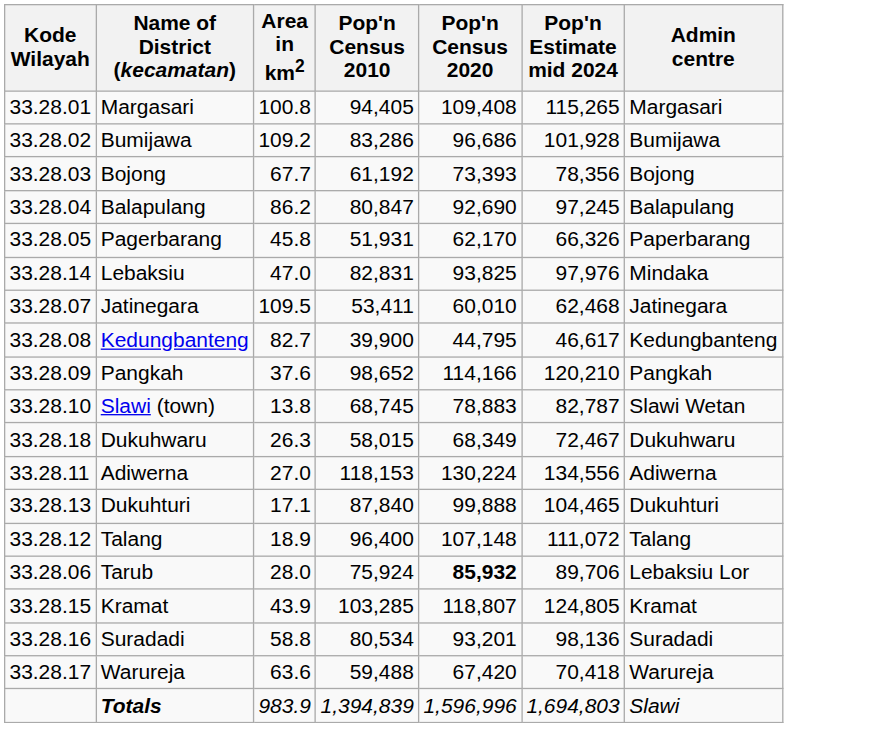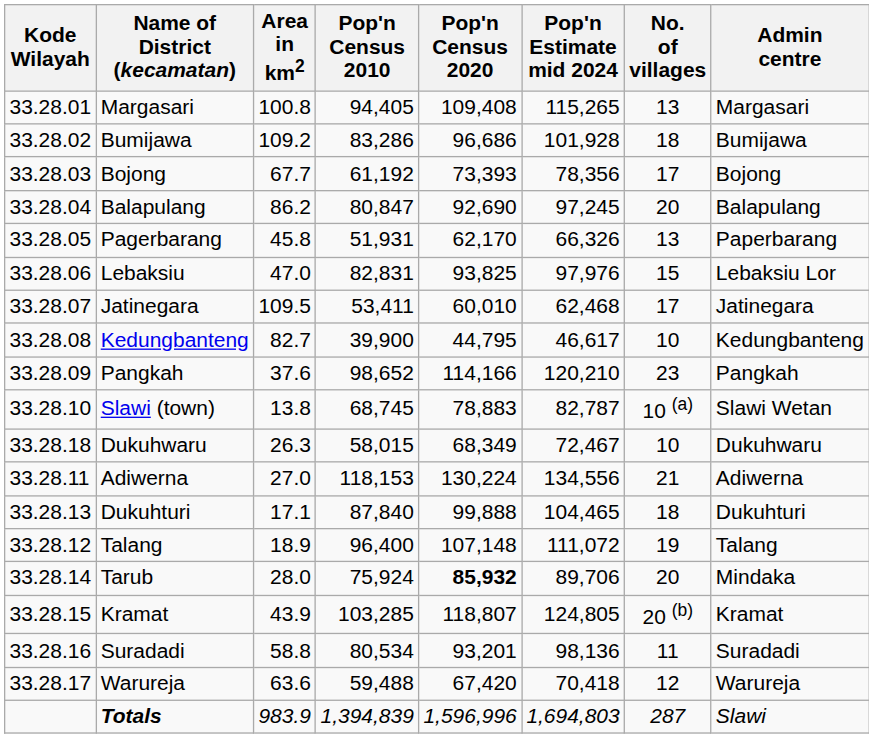+ column: (668, 47)
(50, 273) 33.28.14 -> (50, 273) 33.28.06
(669, 273) Mindaka -> (776, 273) Lebaksiu Lor
(50, 572) 33.28.06 -> (50, 578) 33.28.14
(689, 572) Lebaksiu Lor -> (755, 578) Mindaka
